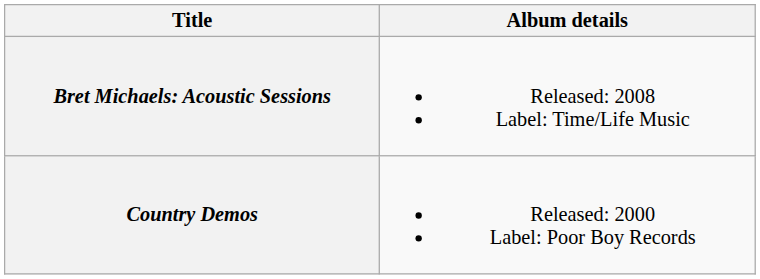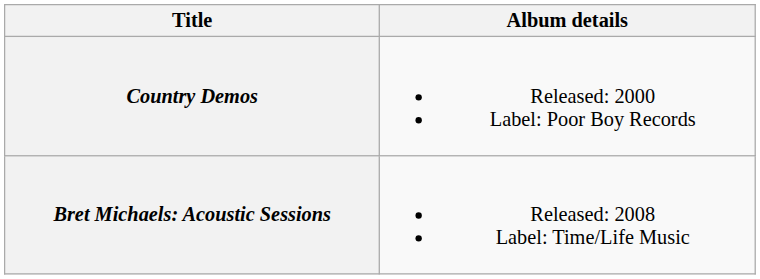rows swapped: (192, 214) <-> (192, 96)
